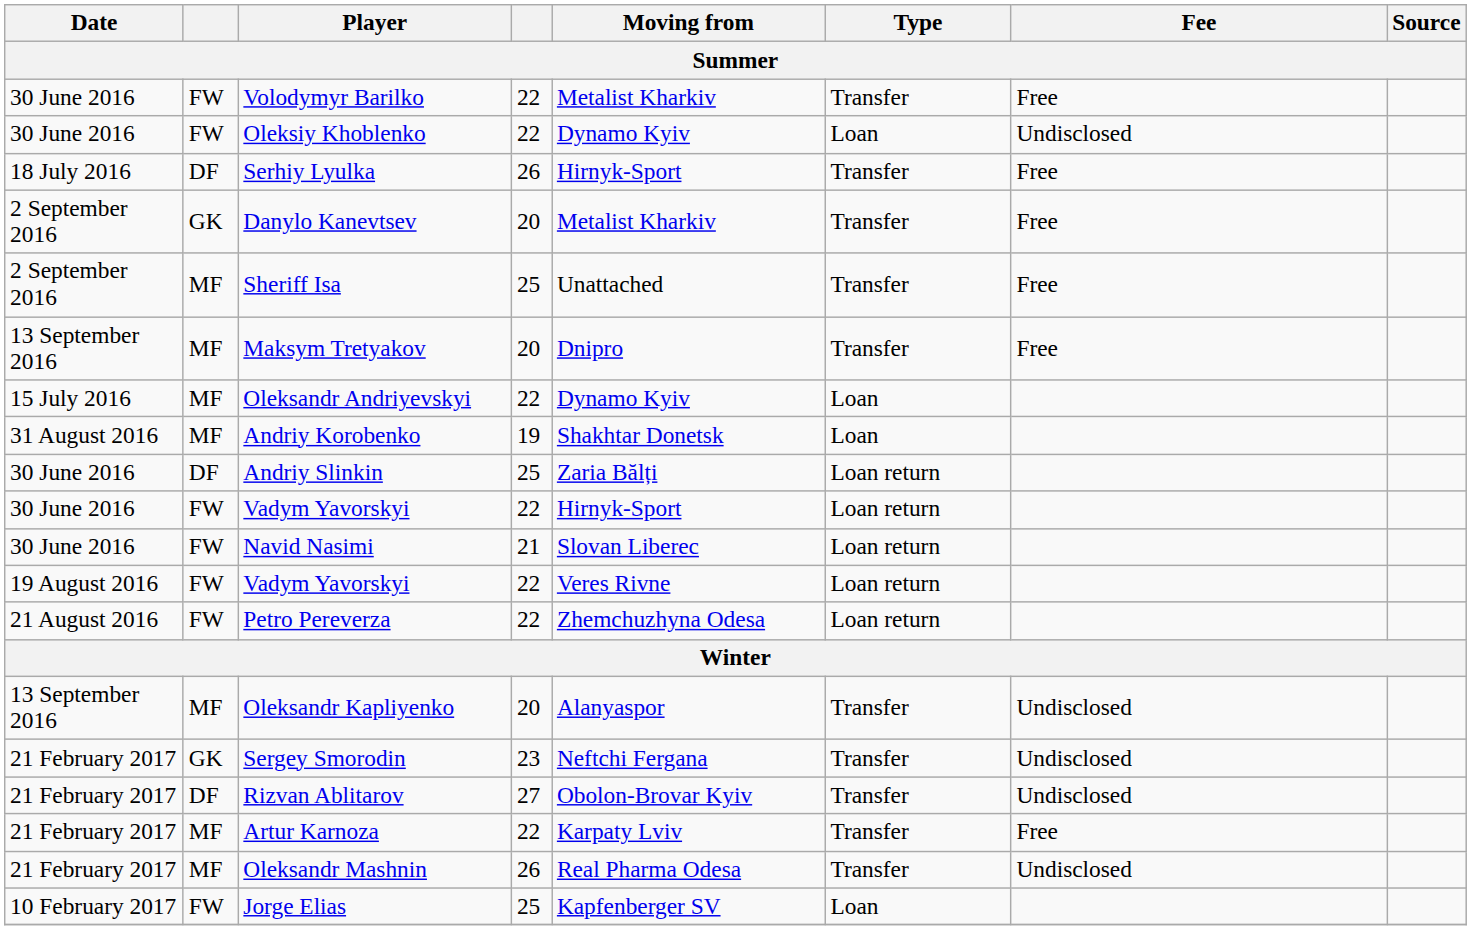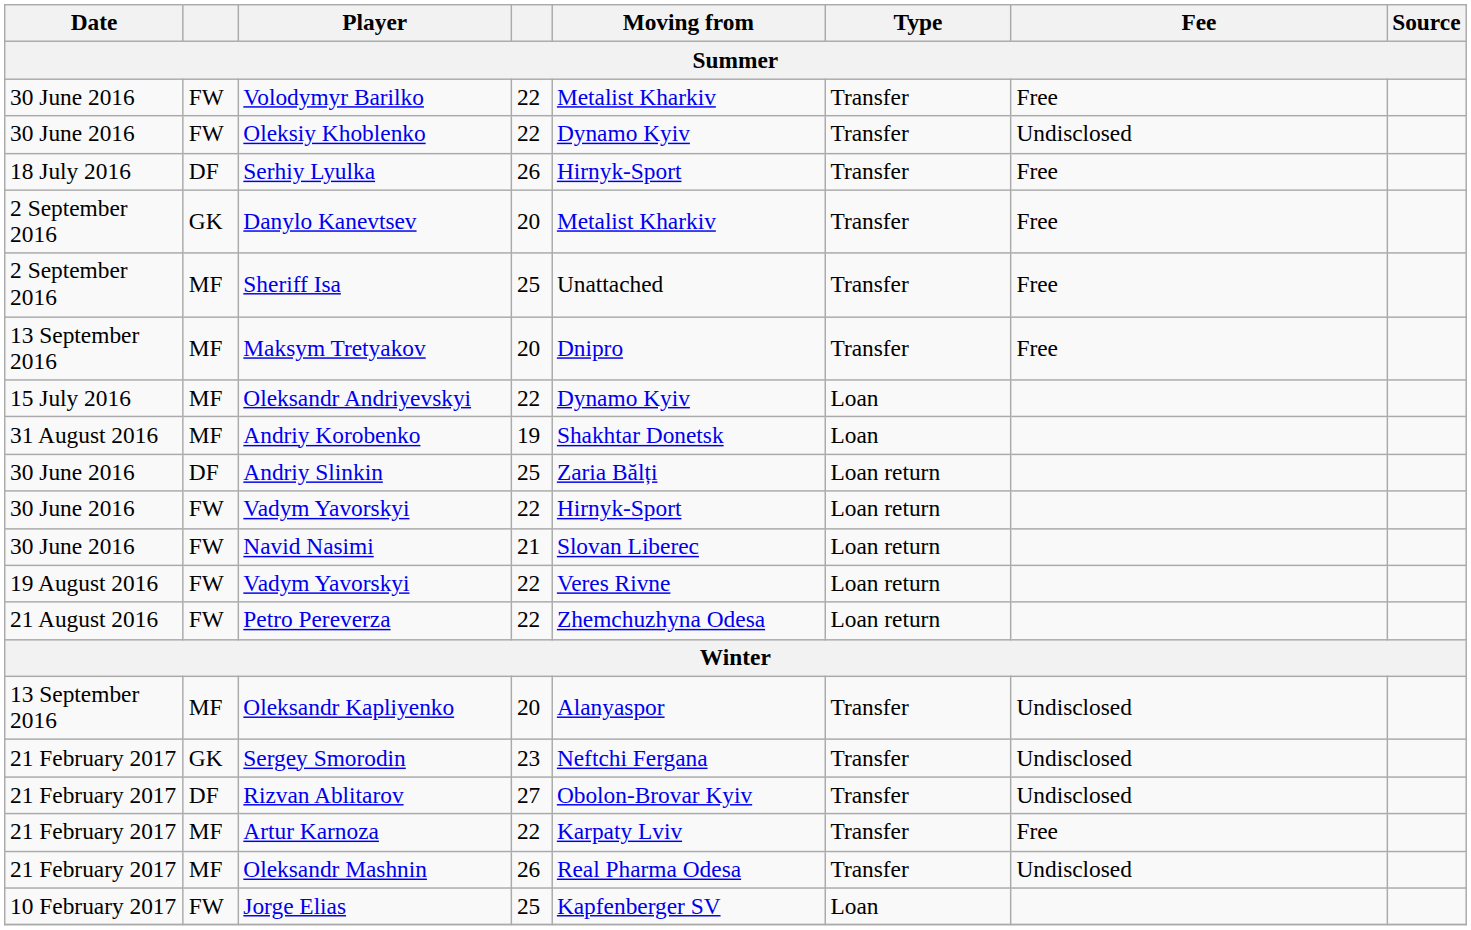(854, 134) Loan -> (870, 134) Transfer
